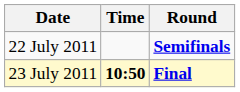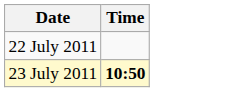- column: (192, 18)
